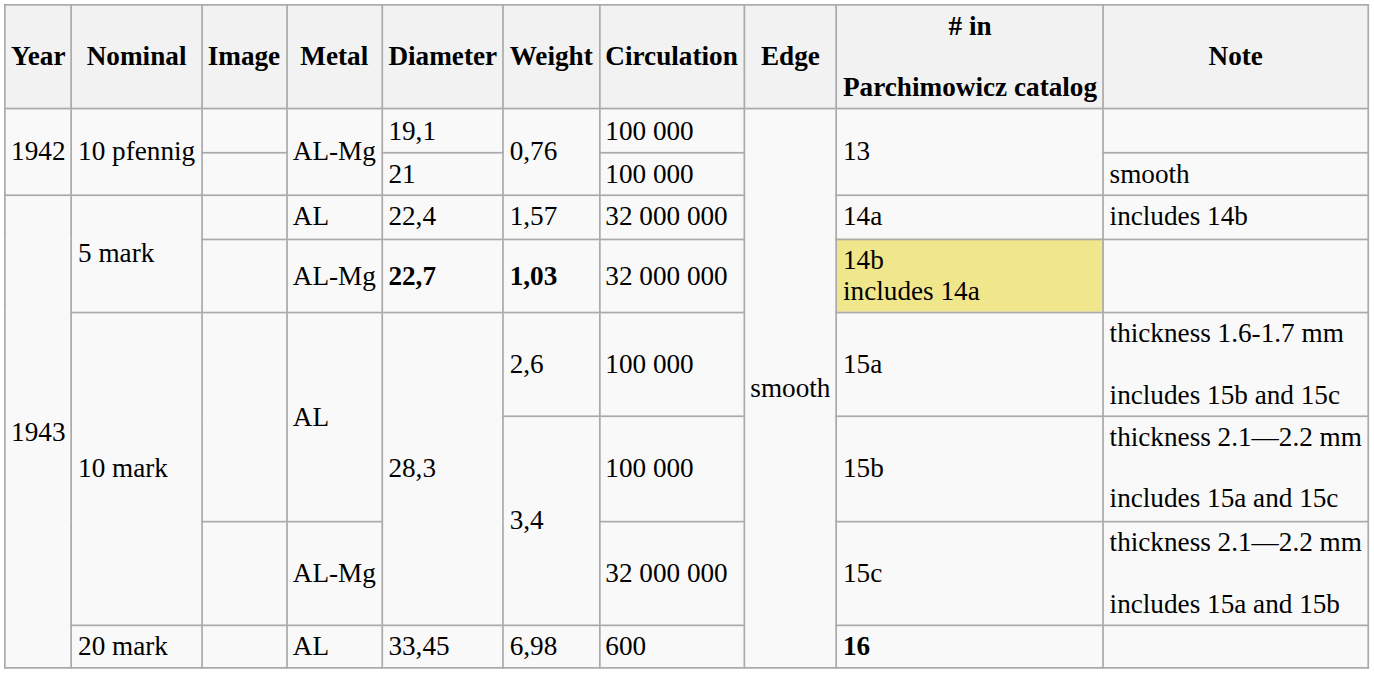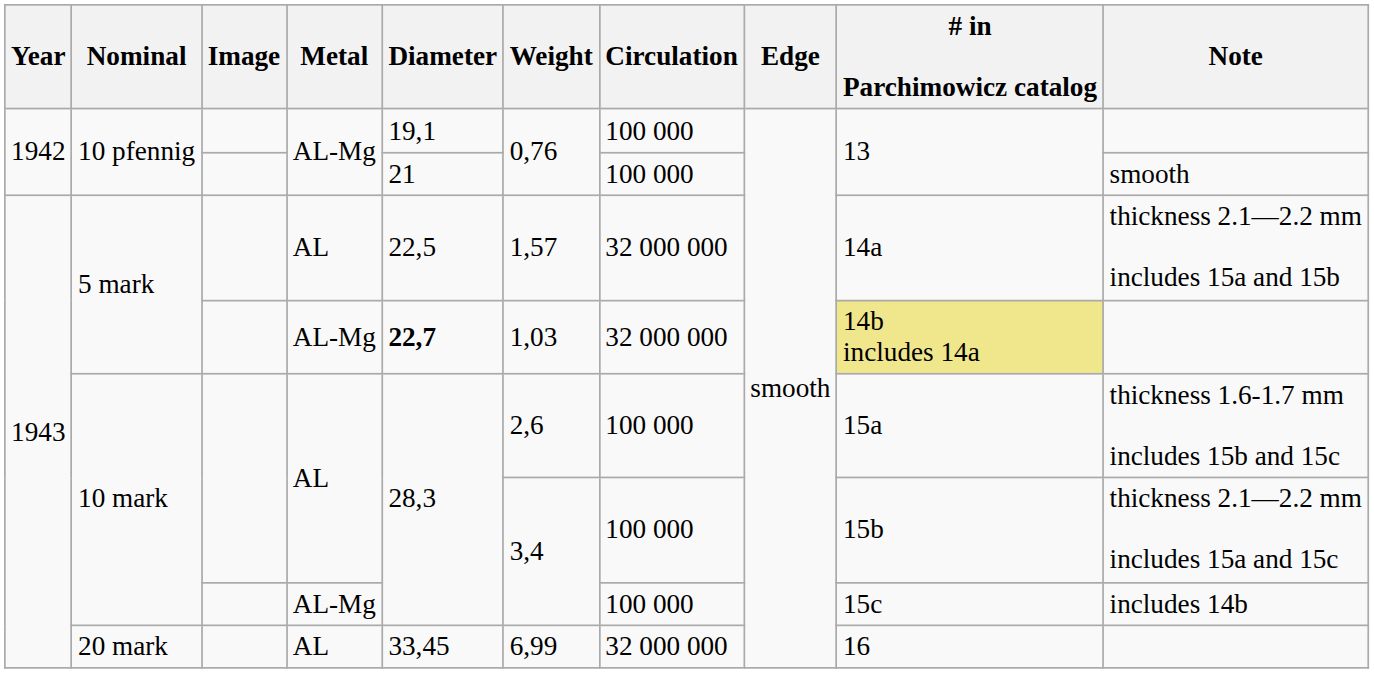(412, 216) 22,4 -> (412, 247) 22,5
(1179, 216) includes 14b -> (1236, 247) thickness 2.1—2.2 mm includes 15a and 15b
(533, 275) bold -> (533, 336) normal
(667, 572) 32 000 000 -> (650, 603) 100 000
(1236, 572) thickness 2.1—2.2 mm includes 15a and 15b -> (1179, 603) includes 14b
(533, 646) 6,98 -> (533, 646) 6,99
(626, 646) 600 -> (667, 646) 32 000 000
(857, 646) bold -> (857, 646) normal
